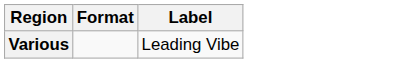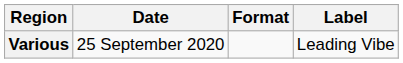+ column: (151, 17)
